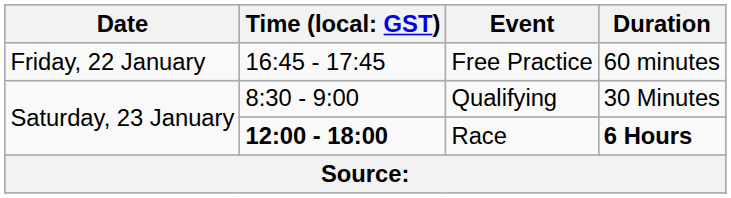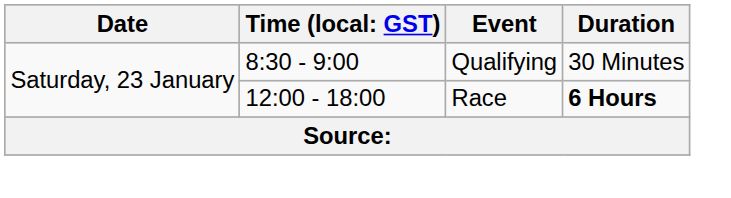- row: (522, 62)
(317, 137) bold -> (315, 99) normal
